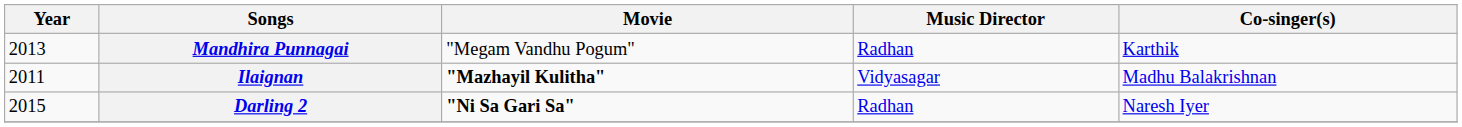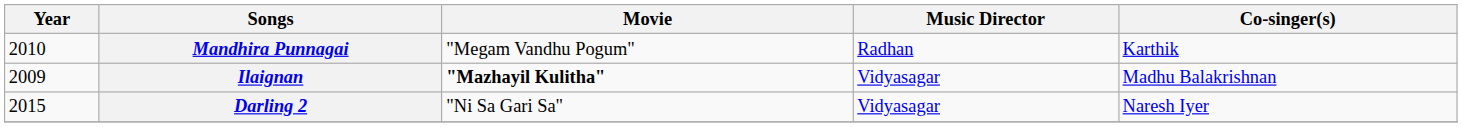(27, 48) 2013 -> (27, 48) 2010
(27, 77) 2011 -> (27, 77) 2009
(511, 106) bold -> (505, 106) normal
(885, 106) Radhan -> (899, 106) Vidyasagar
